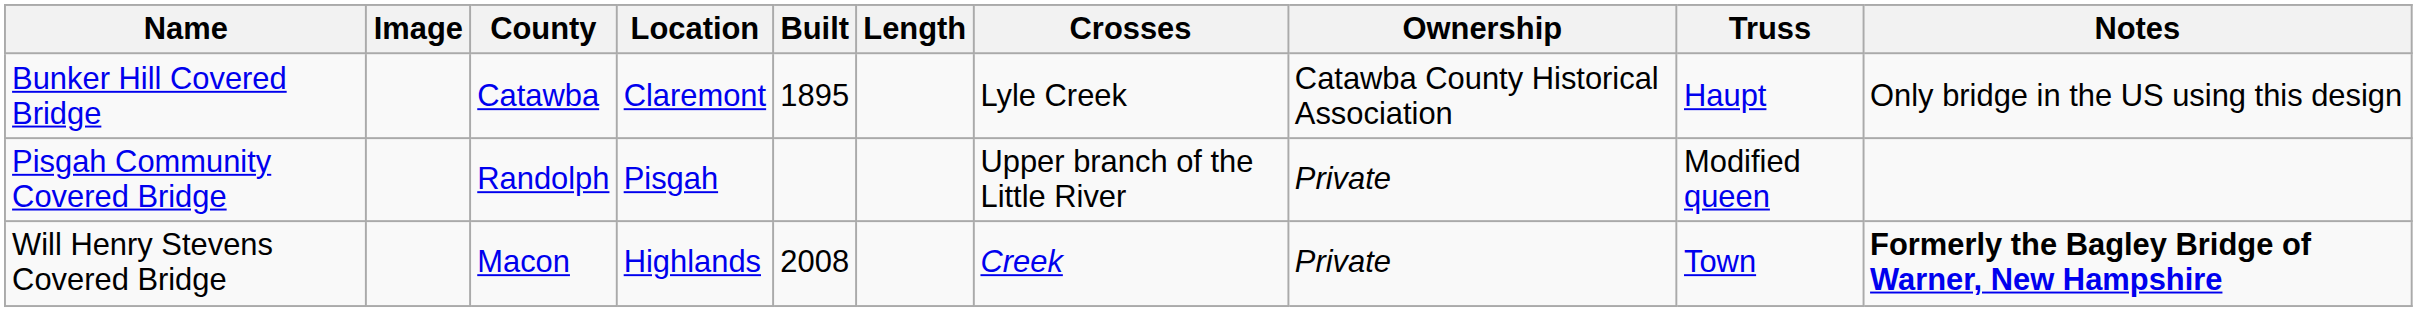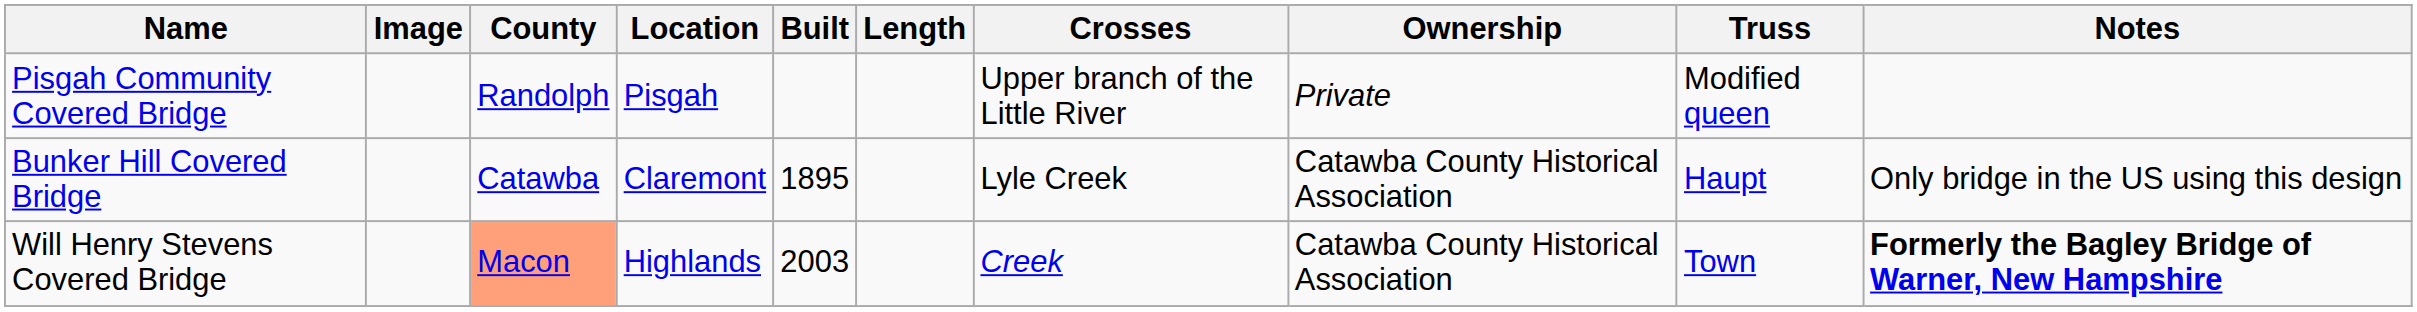rows swapped: (149, 95) <-> (142, 179)
(524, 262) no background -> (524, 262) lightsalmon background
(815, 262) 2008 -> (815, 262) 2003
(1343, 262) Private -> (1477, 262) Catawba County Historical Association
